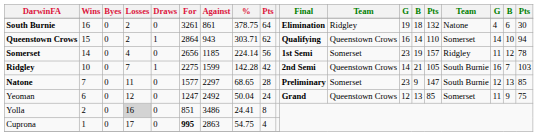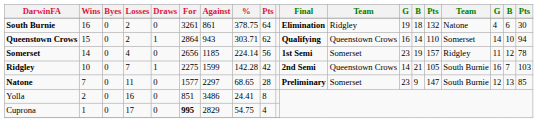- row: (20, 95)
(130, 110) lightgrey background -> (130, 95) no background
(211, 124) 2863 -> (211, 110) 2829
